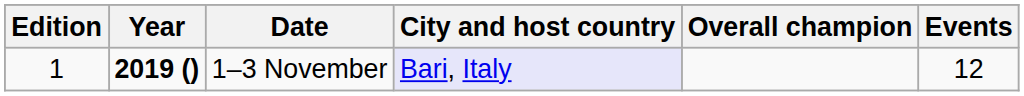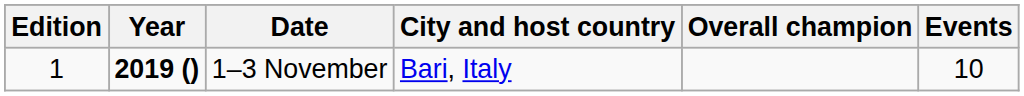(456, 69) lavender background -> (456, 69) no background
(969, 69) 12 -> (969, 69) 10
